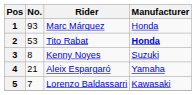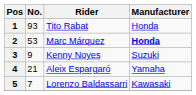(75, 26) Marc Márquez -> (67, 26) Tito Rabat
(67, 41) Tito Rabat -> (75, 41) Marc Márquez
(30, 55) 8 -> (30, 55) 9
